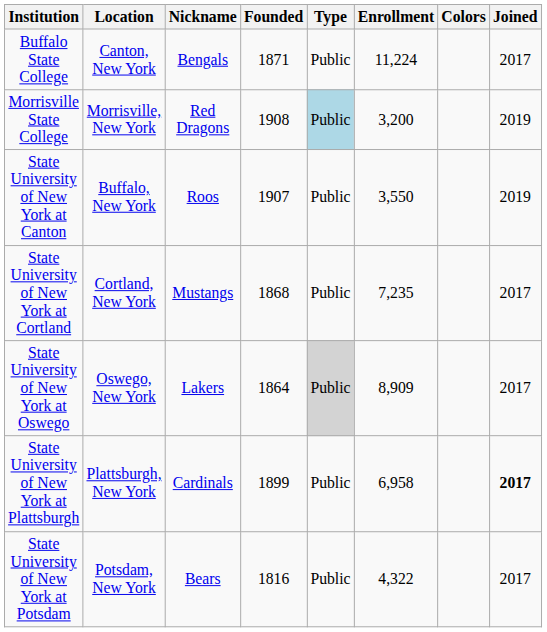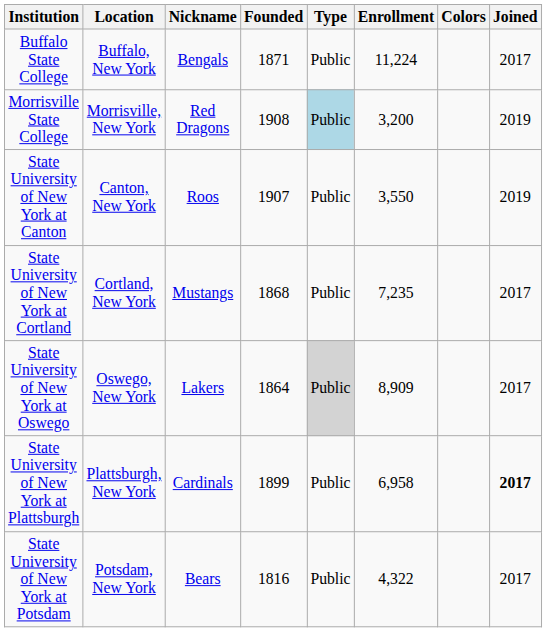(124, 59) Canton, New York -> (124, 59) Buffalo, New York
(124, 197) Buffalo, New York -> (124, 197) Canton, New York
